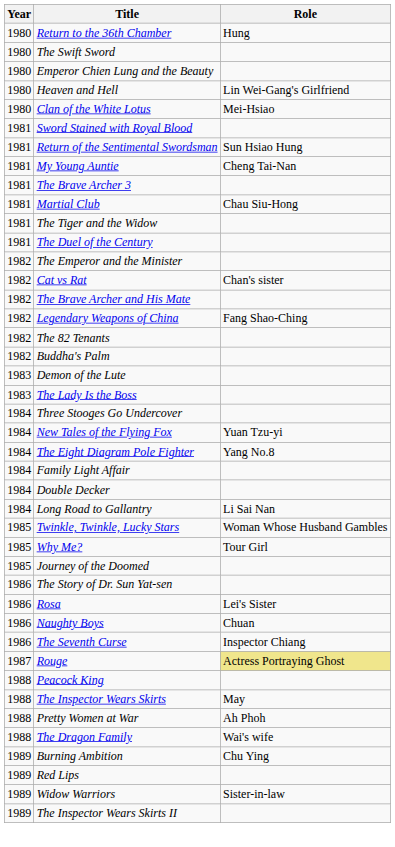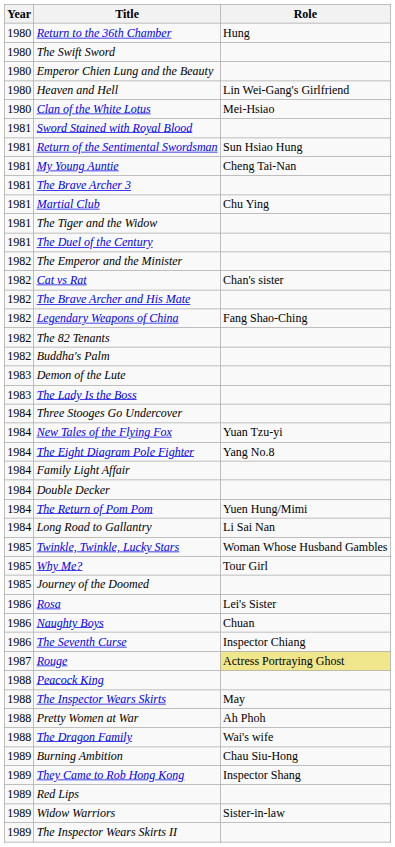(261, 204) Chau Siu-Hong -> (246, 204) Chu Ying
+ row: (95, 508)
- row: (104, 584)
(246, 756) Chu Ying -> (261, 756) Chau Siu-Hong
+ row: (110, 775)
